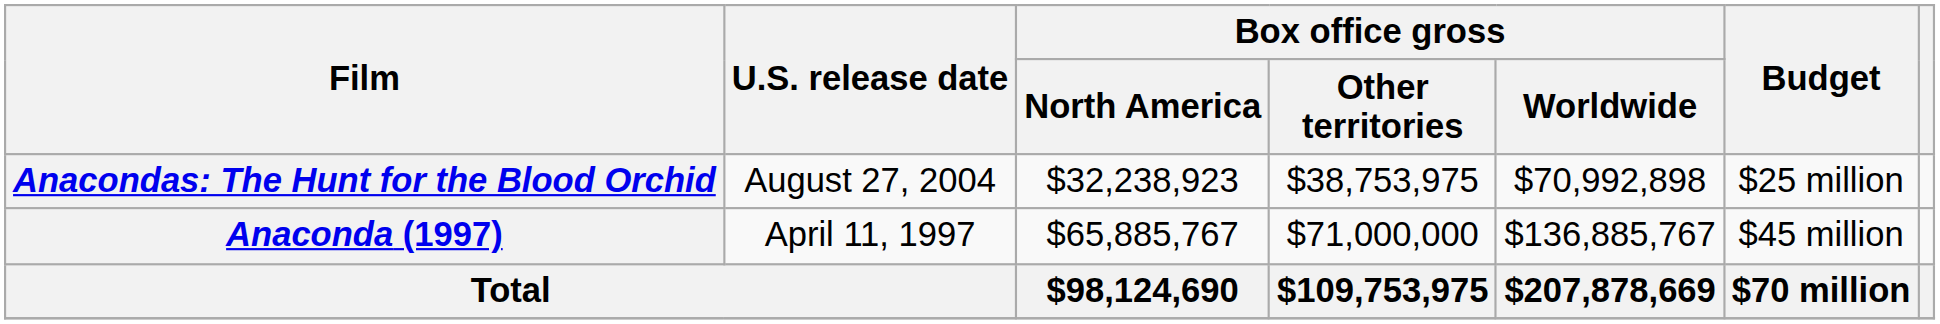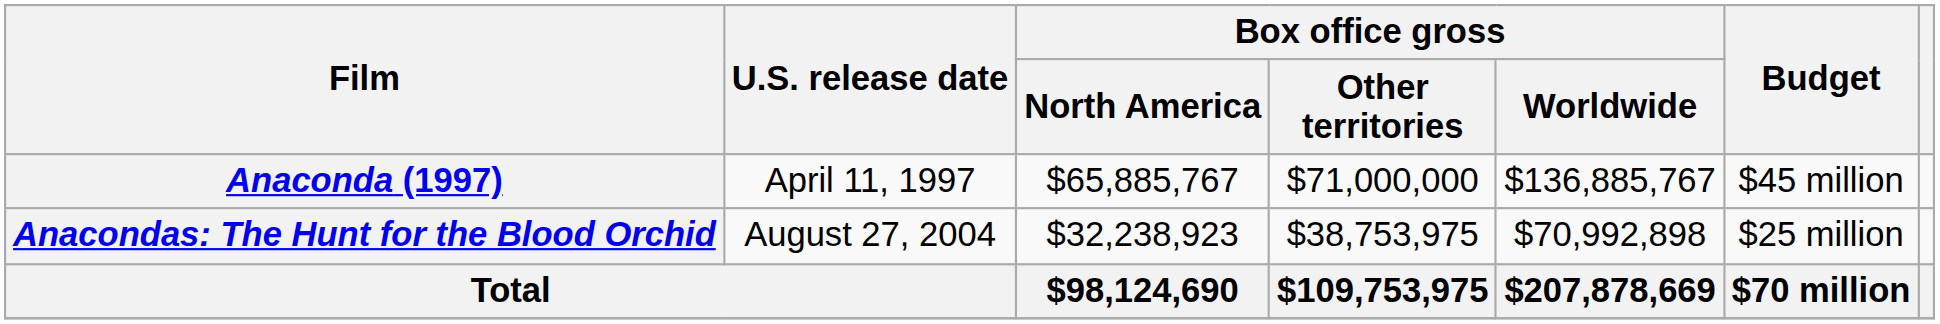rows swapped: (364, 235) <-> (364, 180)
